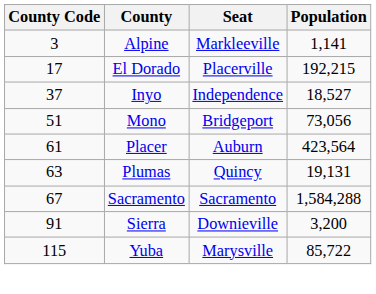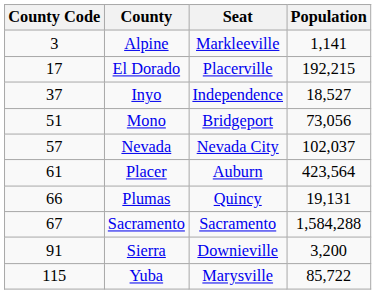+ row: (146, 146)
(54, 172) 63 -> (54, 198) 66
